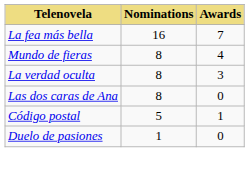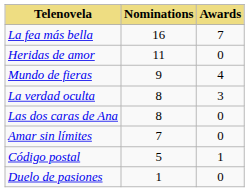+ row: (51, 55)
(159, 55) 8 -> (159, 75) 9
+ row: (50, 136)
